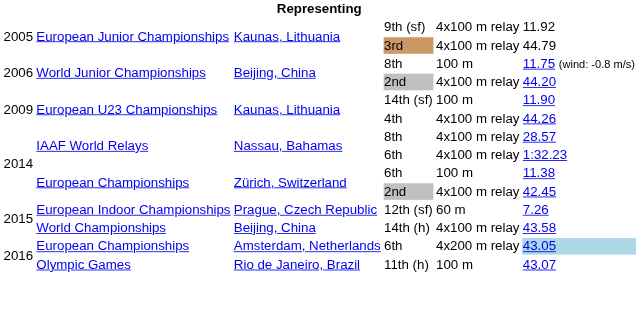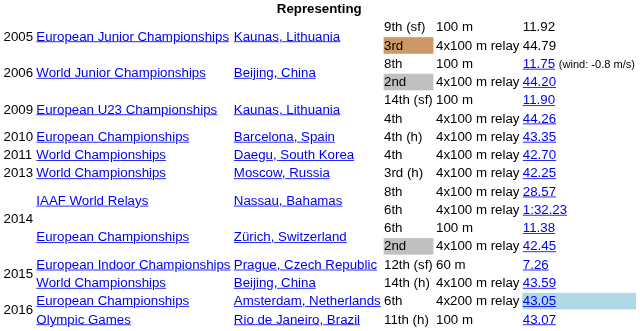(478, 27) 4x100 m relay -> (455, 27) 100 m
+ row: (284, 136)
+ row: (294, 155)
+ row: (282, 173)
(539, 228) 43.58 -> (539, 282) 43.59
